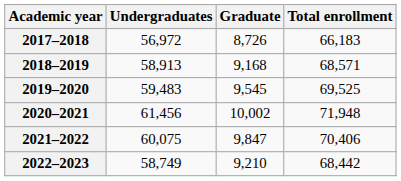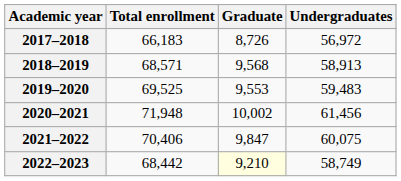columns swapped: (161, 16) <-> (340, 16)
(250, 65) 9,168 -> (252, 65) 9,568
(250, 90) 9,545 -> (252, 90) 9,553
(250, 163) no background -> (252, 163) lightyellow background
